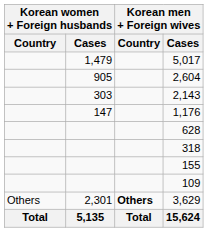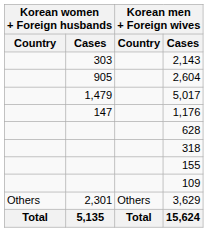rows swapped: (186, 60) <-> (186, 95)
(135, 200) bold -> (134, 200) normal
